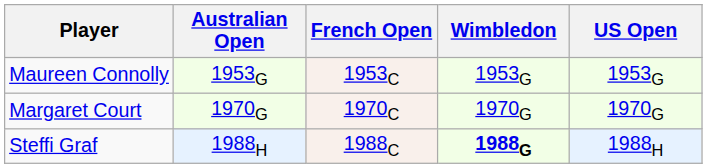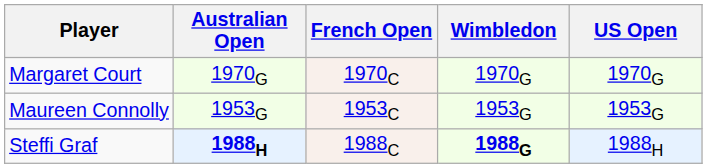rows swapped: (89, 75) <-> (75, 110)
(239, 146) normal -> (239, 146) bold
